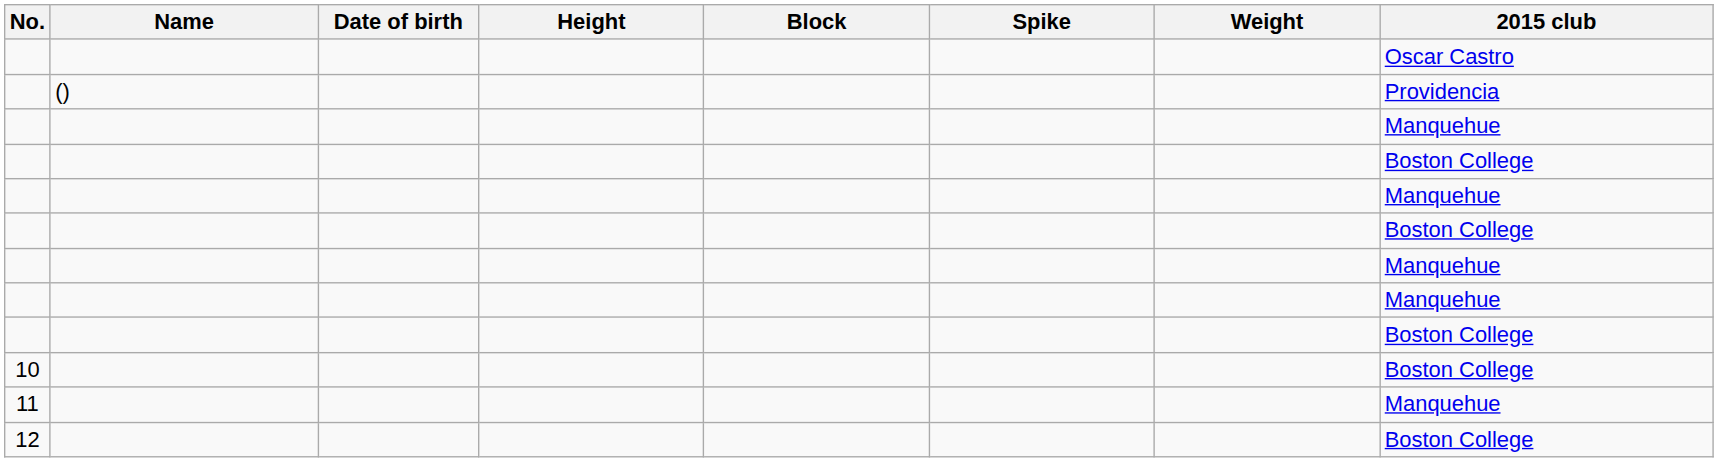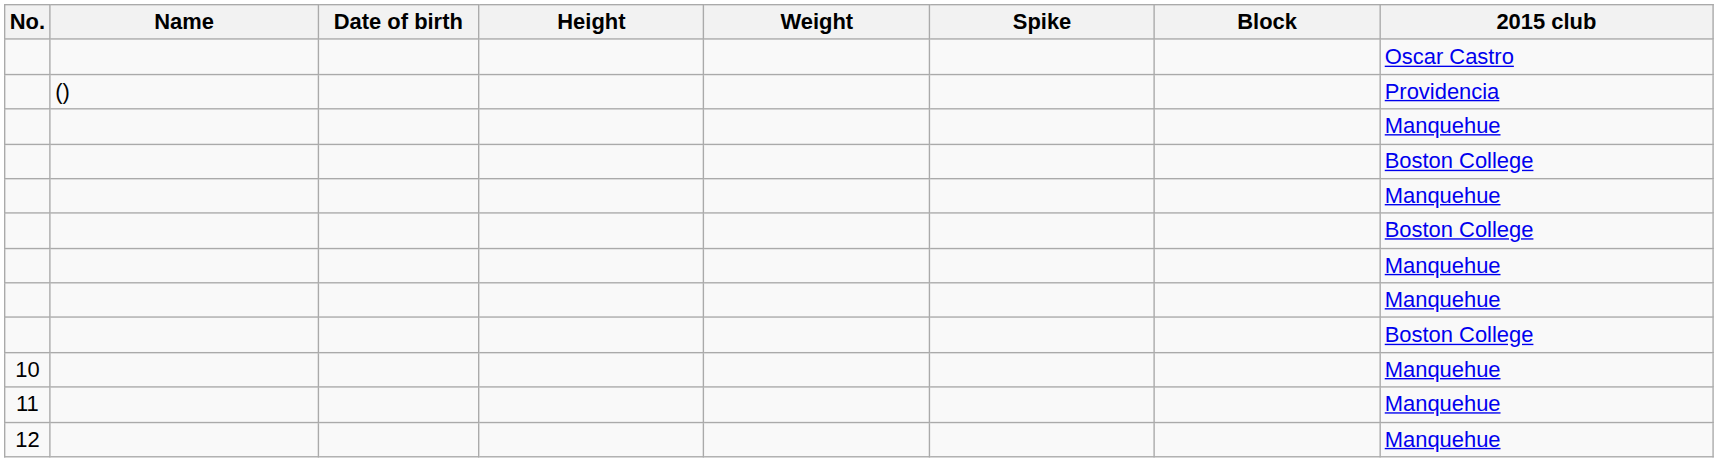columns swapped: (1267, 21) <-> (817, 21)
(1459, 369) Boston College -> (1443, 369) Manquehue
(1459, 439) Boston College -> (1443, 439) Manquehue
